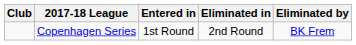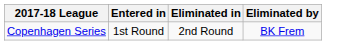- column: (19, 13)
